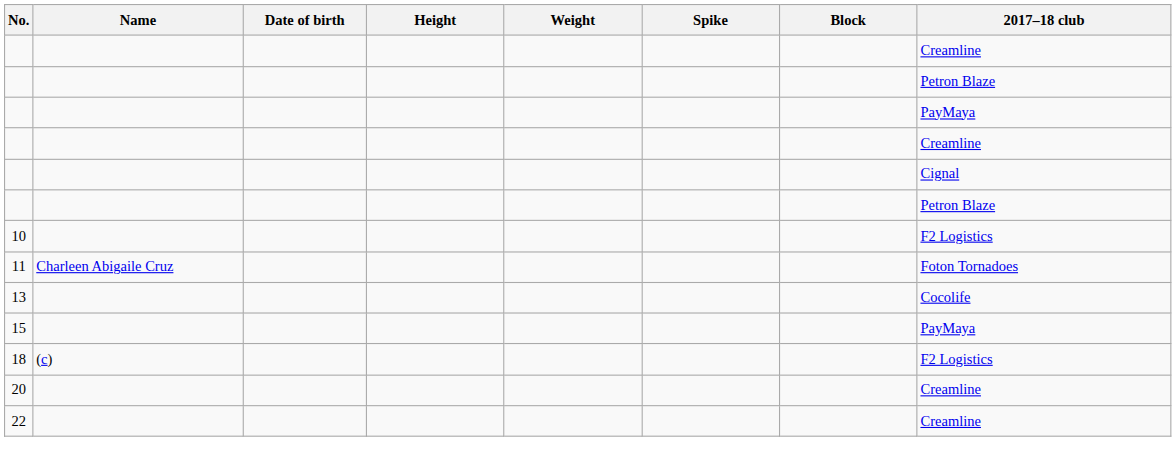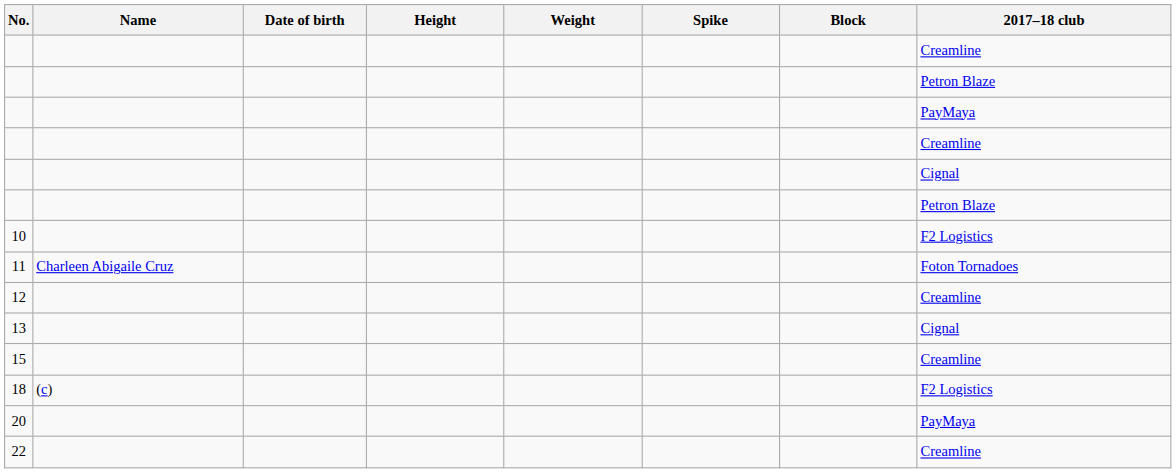+ row: (19, 298)
(945, 298) Cocolife -> (940, 328) Cignal
(948, 328) PayMaya -> (951, 359) Creamline
(951, 390) Creamline -> (948, 421) PayMaya
